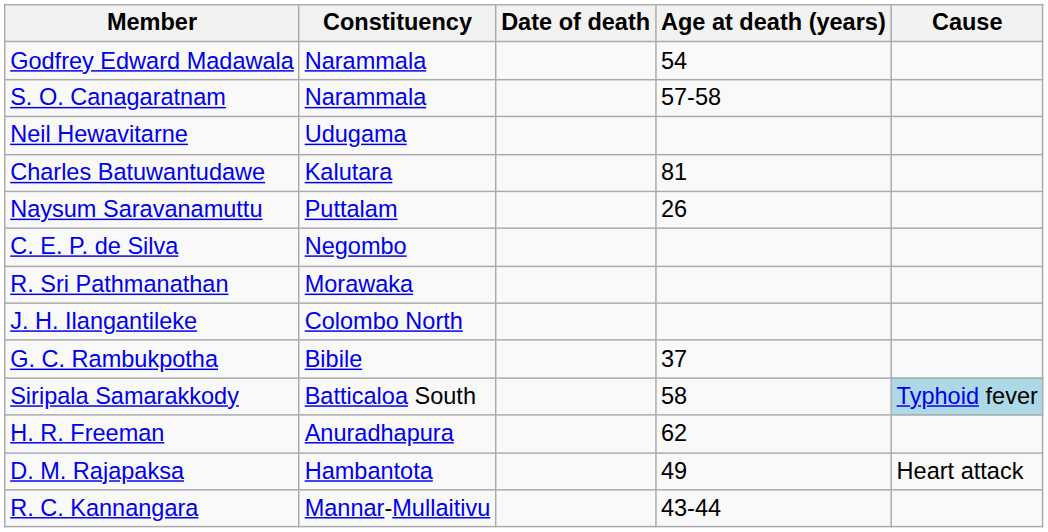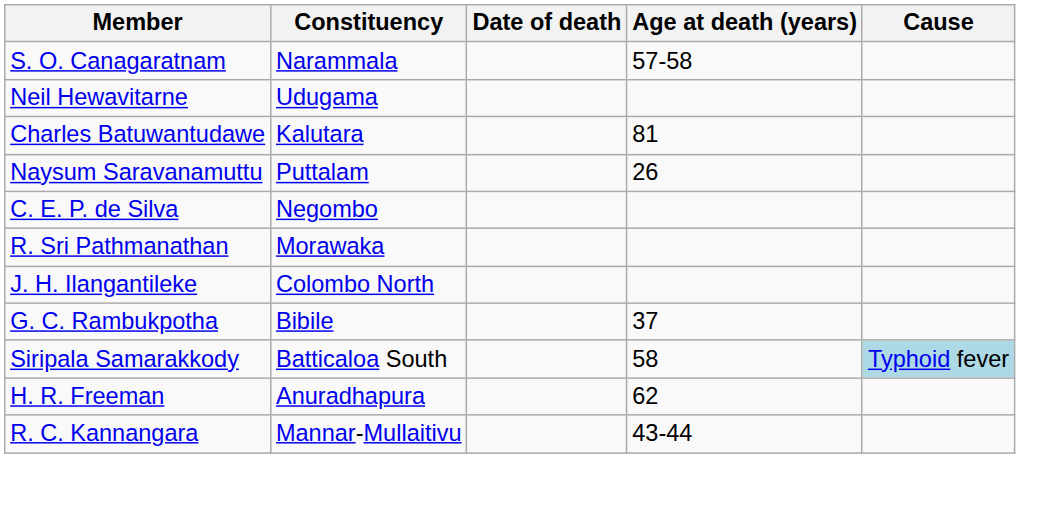- row: (152, 60)
- row: (97, 470)
